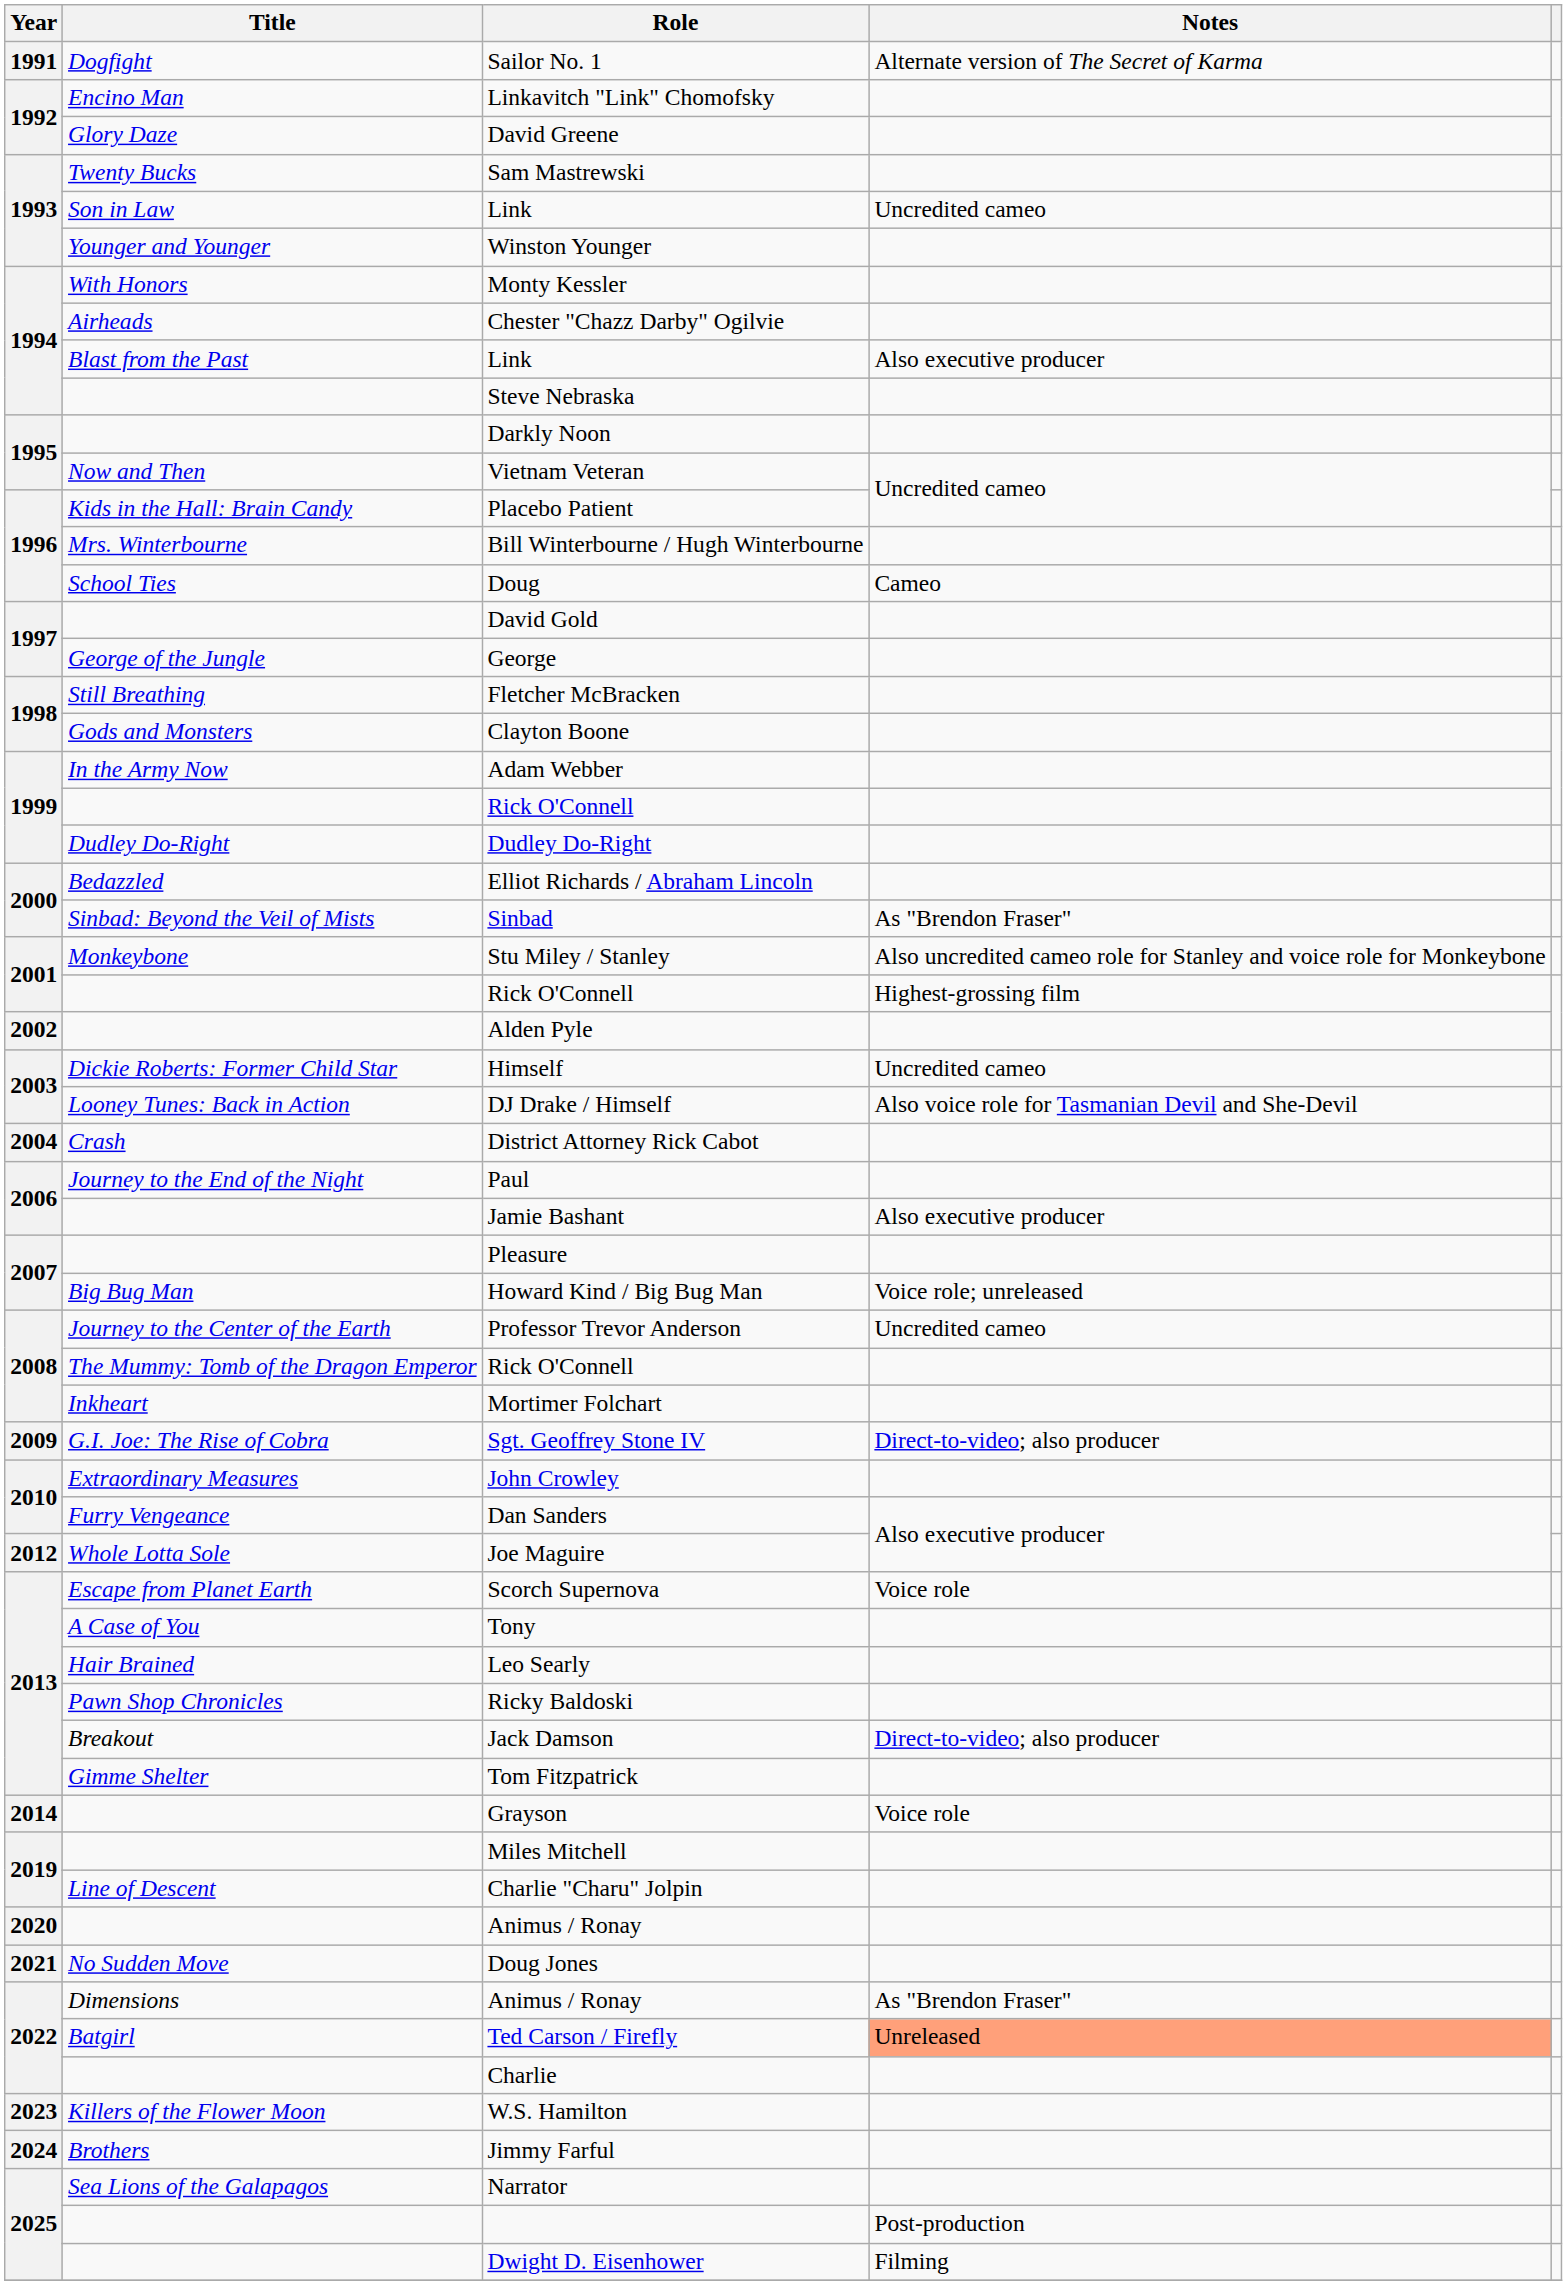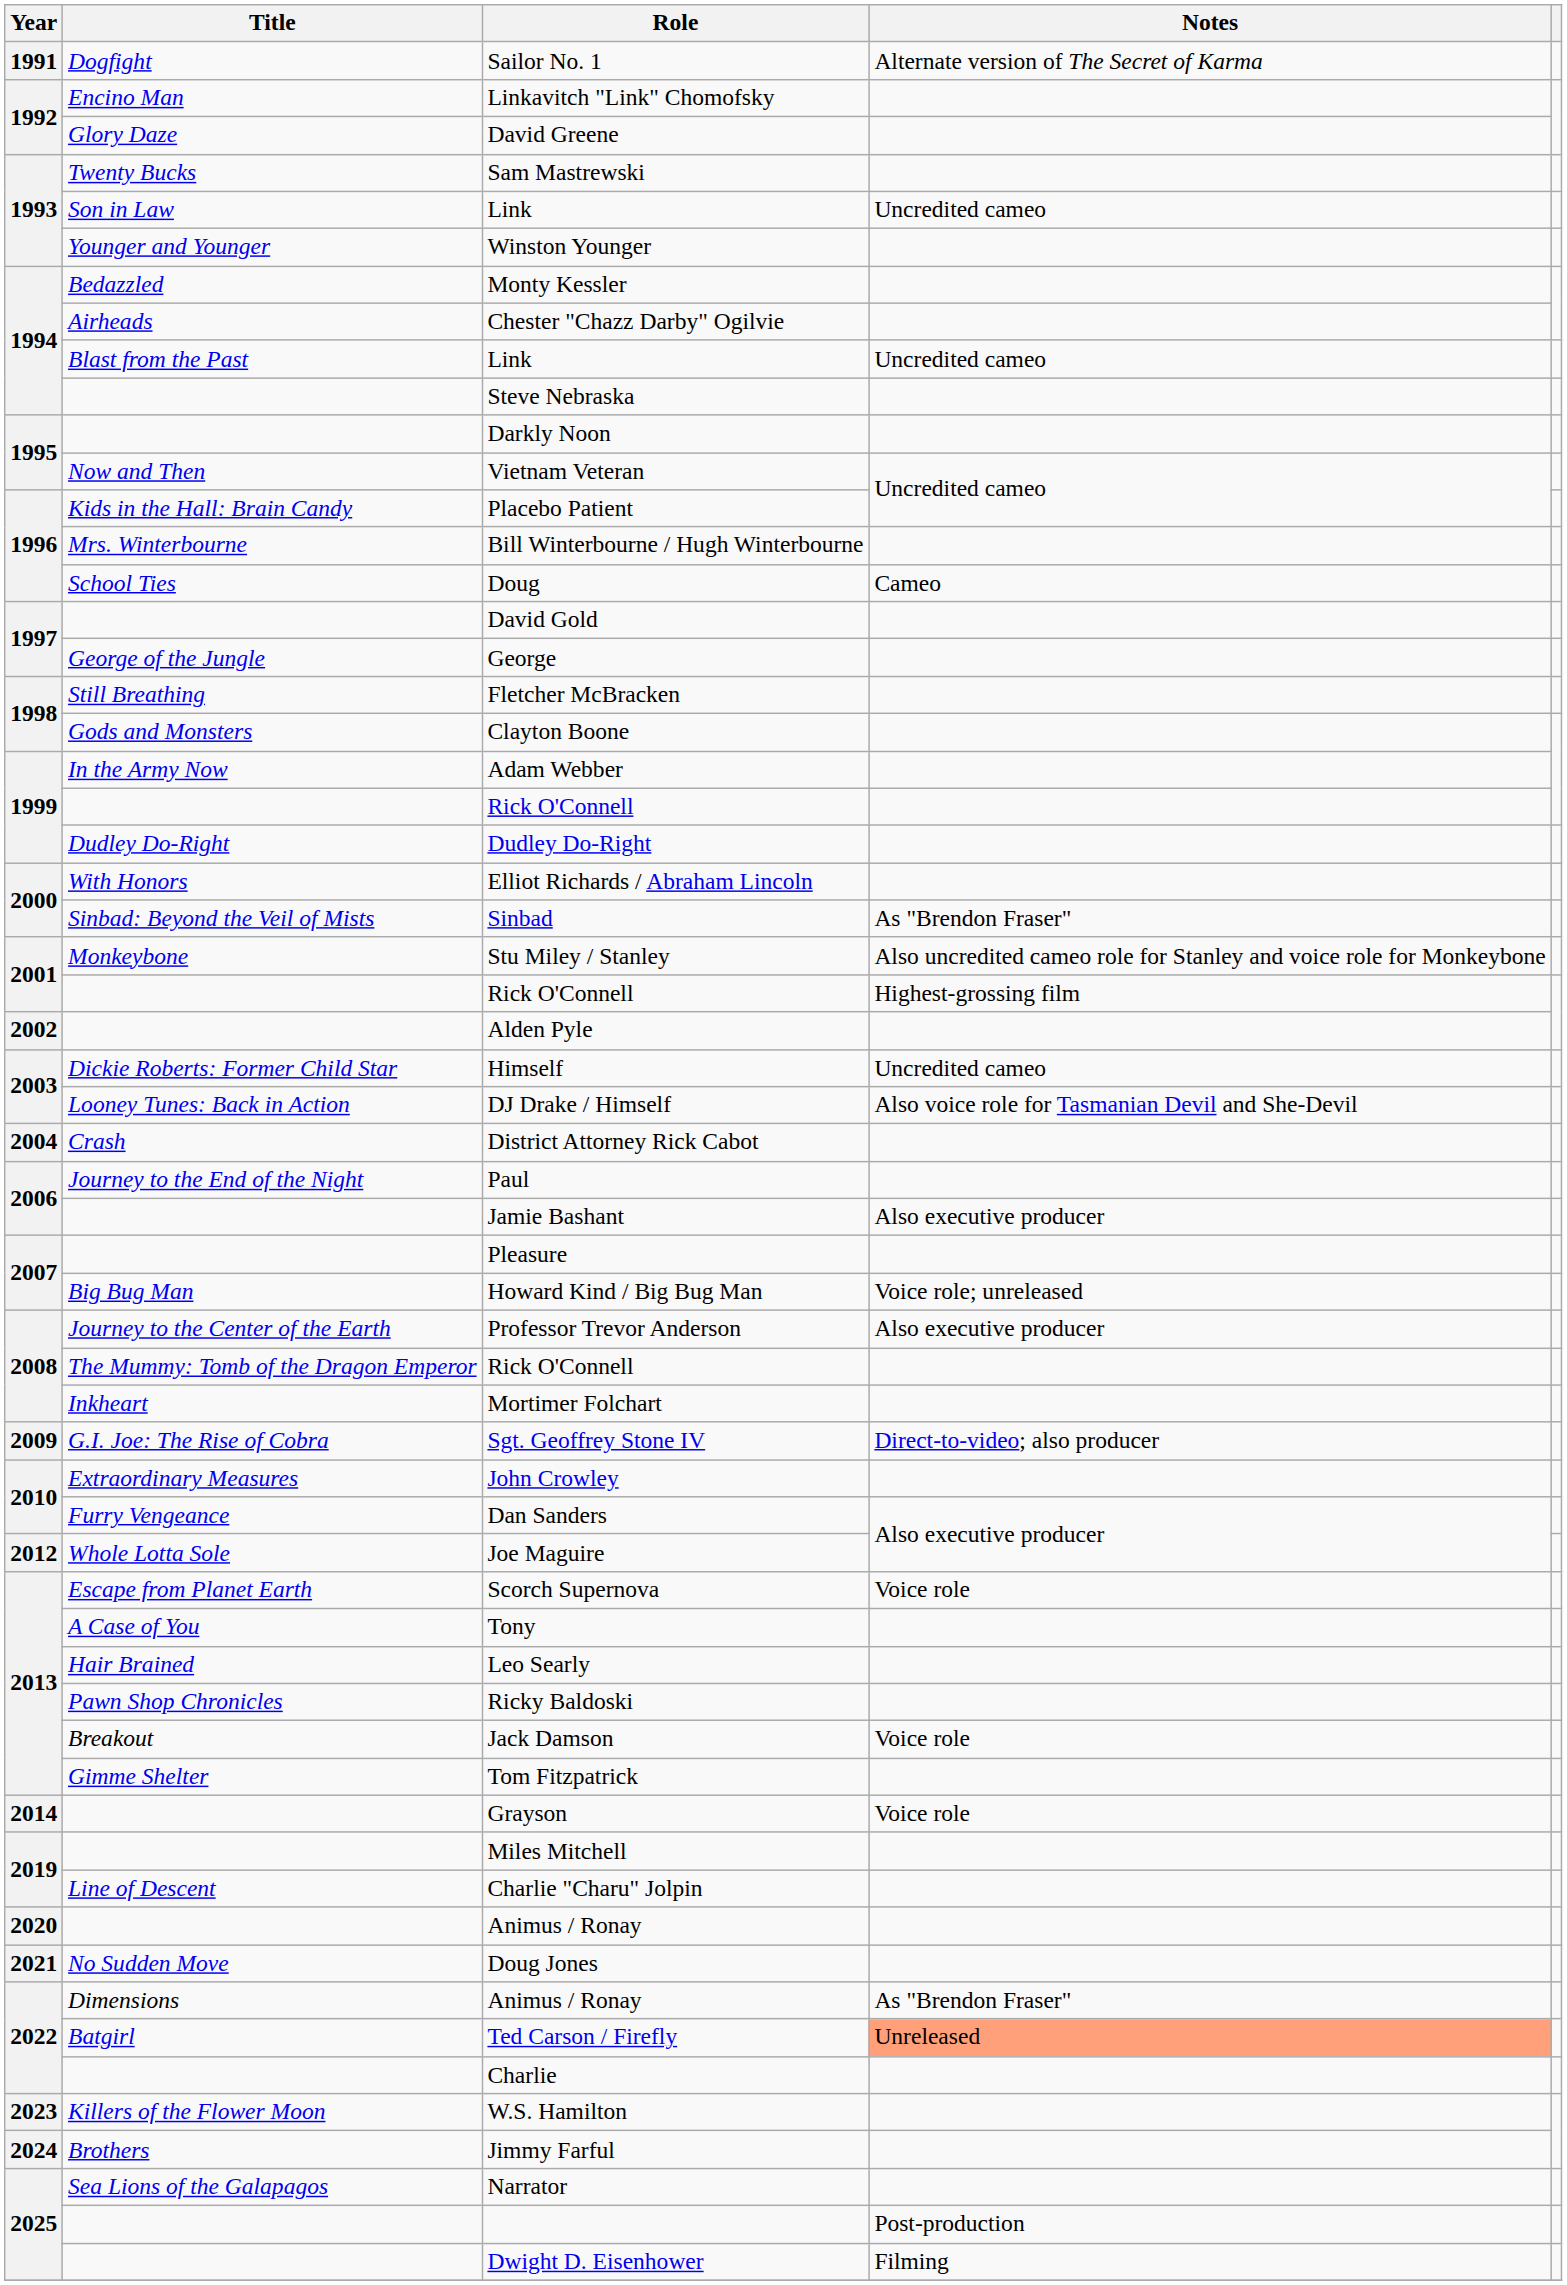(128, 284) With Honors -> (116, 284) Bedazzled
(989, 358) Also executive producer -> (960, 358) Uncredited cameo
(116, 881) Bedazzled -> (128, 881) With Honors
(960, 1328) Uncredited cameo -> (989, 1328) Also executive producer
(1017, 1739) Direct-to-video; also producer -> (922, 1739) Voice role
